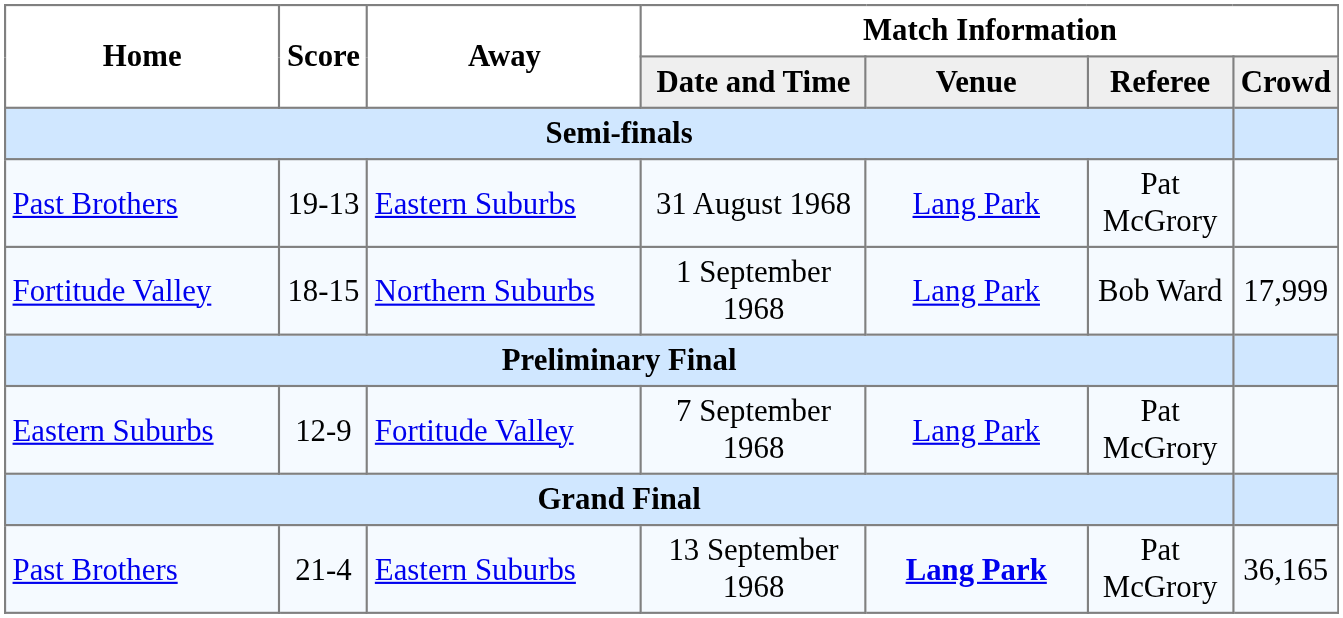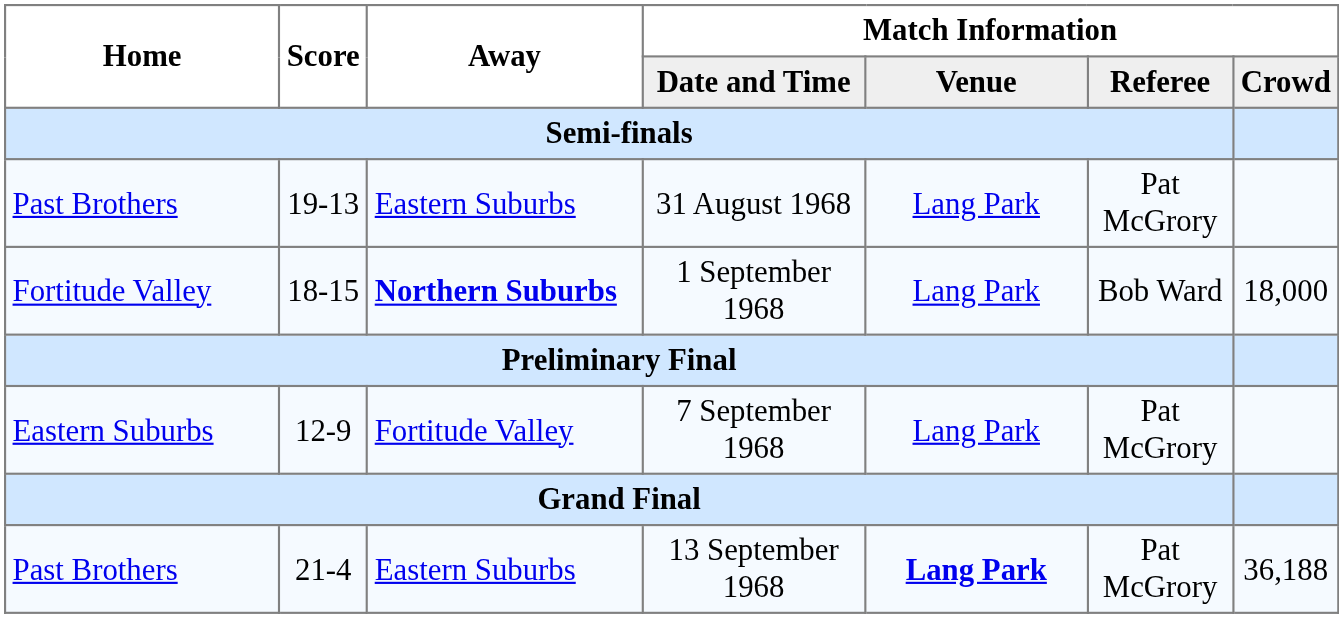(485, 290) normal -> (496, 290) bold
(1286, 290) 17,999 -> (1286, 290) 18,000
(1286, 568) 36,165 -> (1286, 568) 36,188
